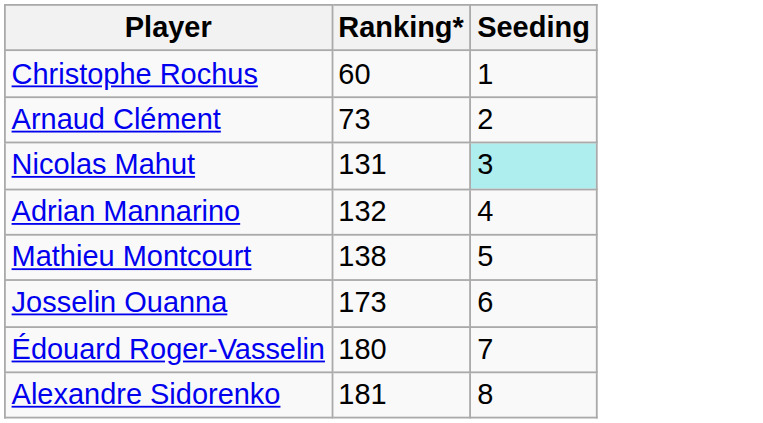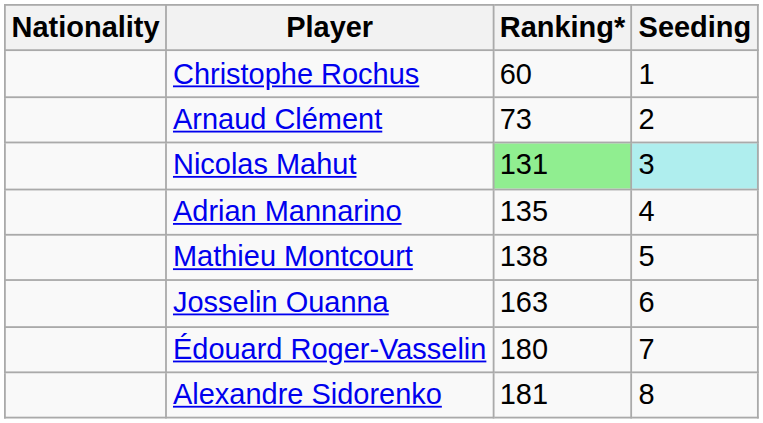+ column: (86, 27)
(362, 165) no background -> (524, 165) lightgreen background
(362, 211) 132 -> (524, 211) 135
(362, 303) 173 -> (524, 303) 163
